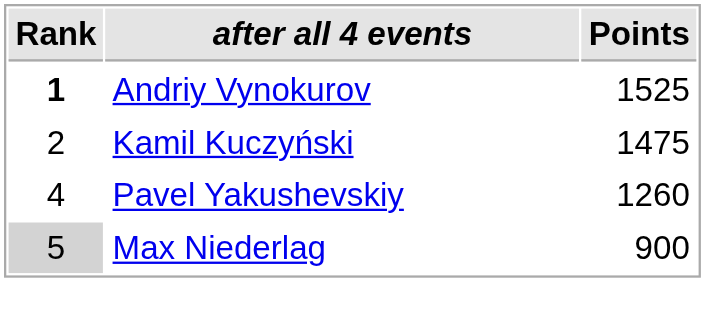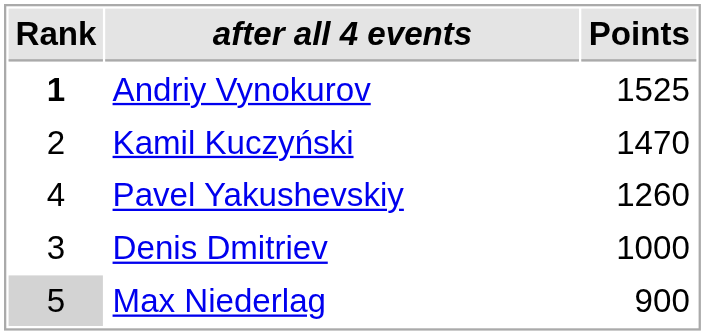(653, 142) 1475 -> (653, 142) 1470
+ row: (220, 248)
